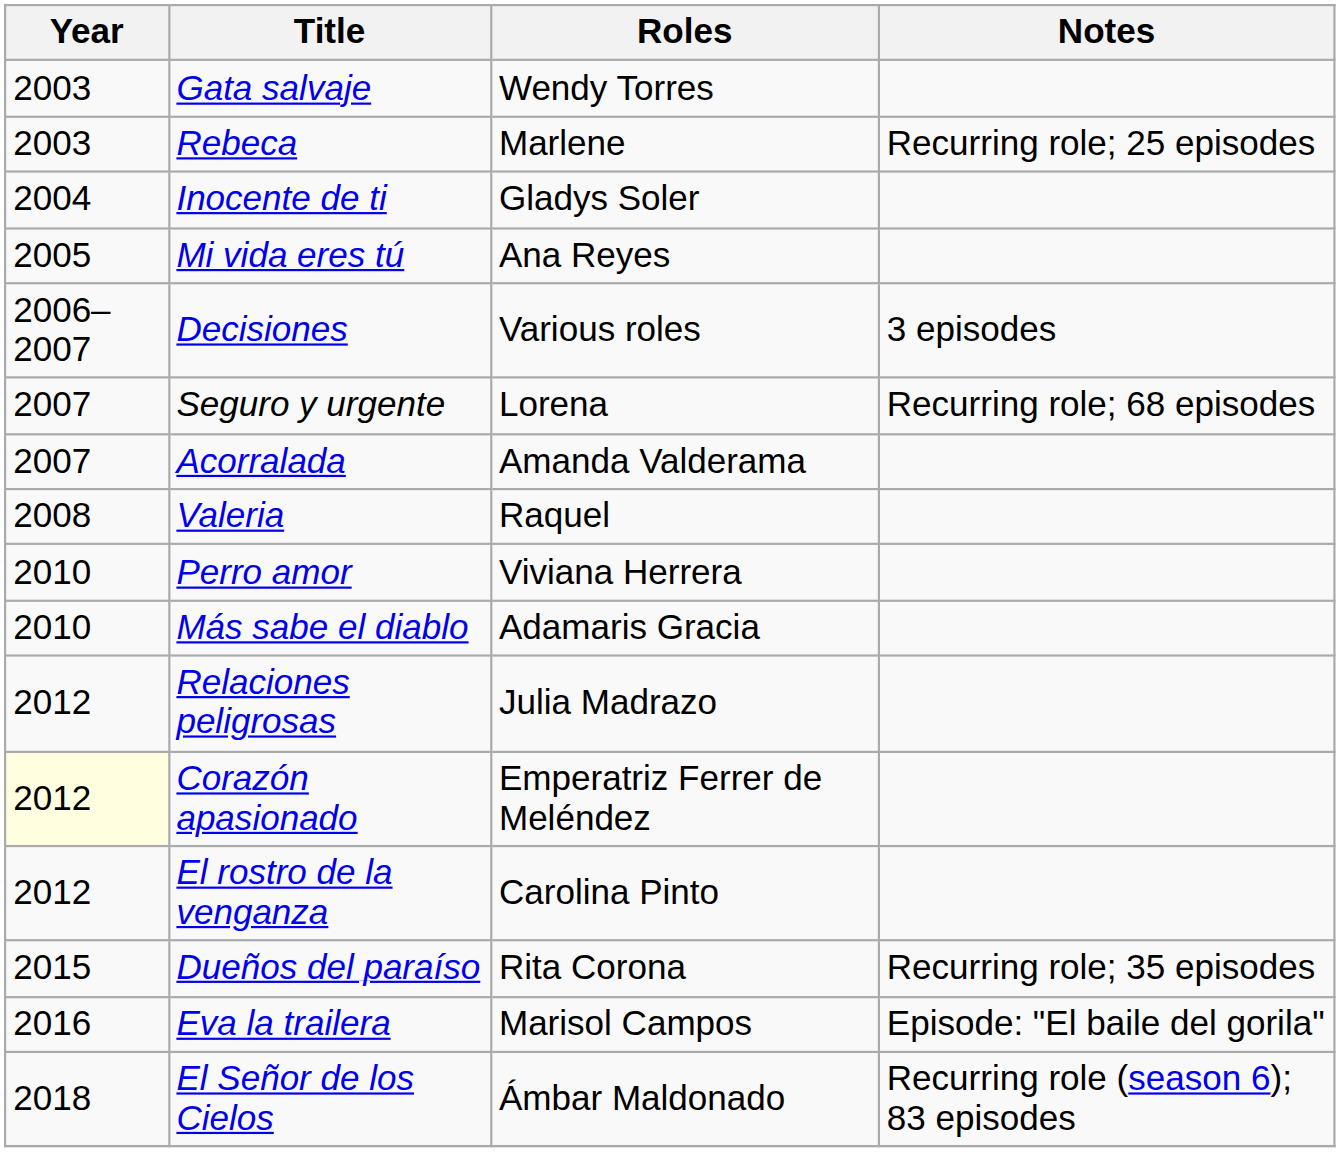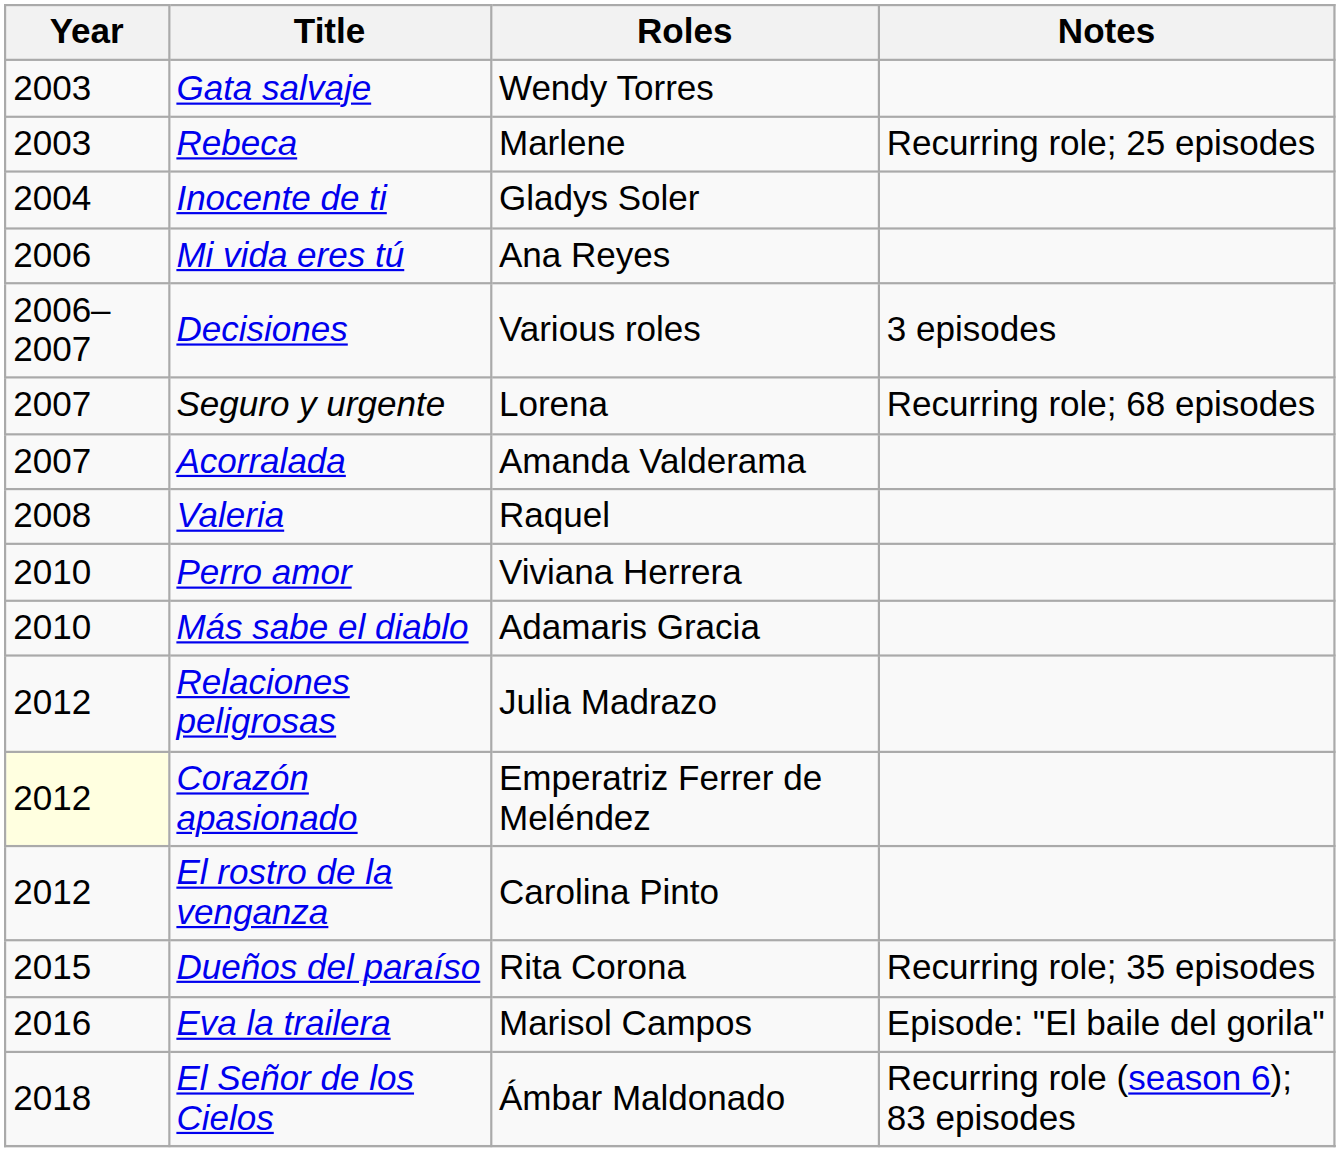(52, 254) 2005 -> (52, 254) 2006
